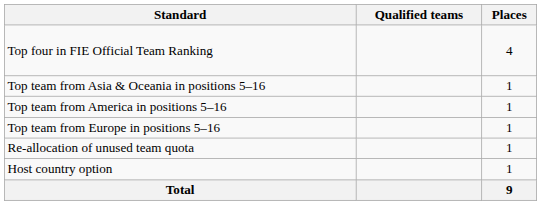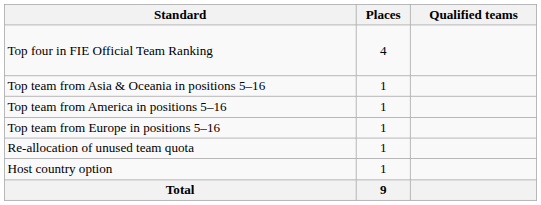columns swapped: (509, 14) <-> (419, 14)
